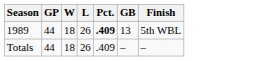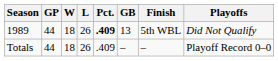+ column: (229, 13)
